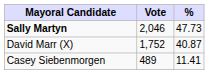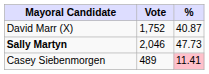rows swapped: (37, 28) <-> (40, 45)
(189, 61) no background -> (189, 61) pink background
